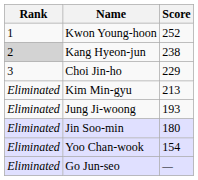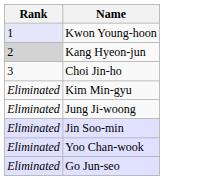- column: (176, 14)
(10, 33) no background -> (10, 33) lavender background
